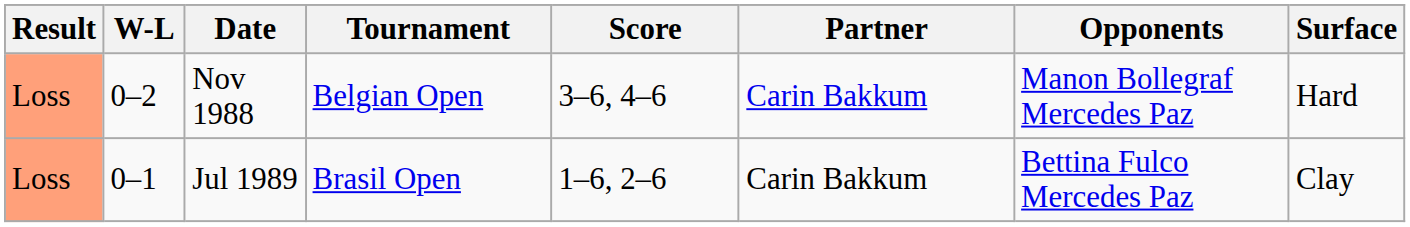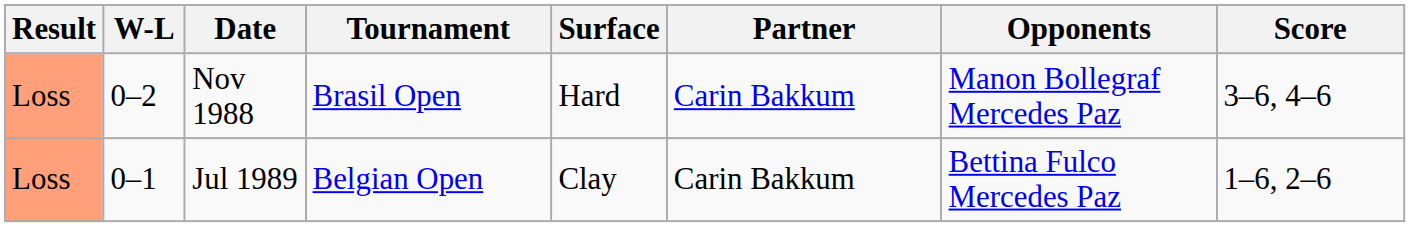columns swapped: (1346, 28) <-> (645, 28)
(398, 95) Belgian Open -> (387, 95) Brasil Open
(387, 179) Brasil Open -> (398, 179) Belgian Open
